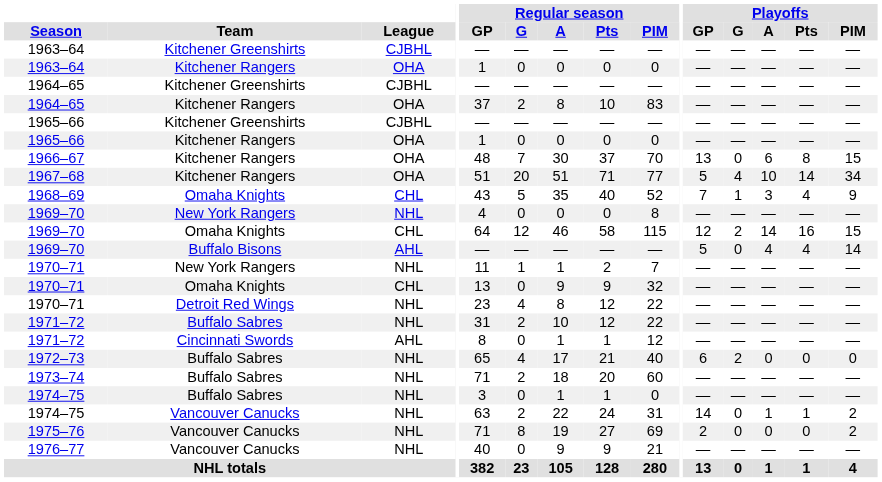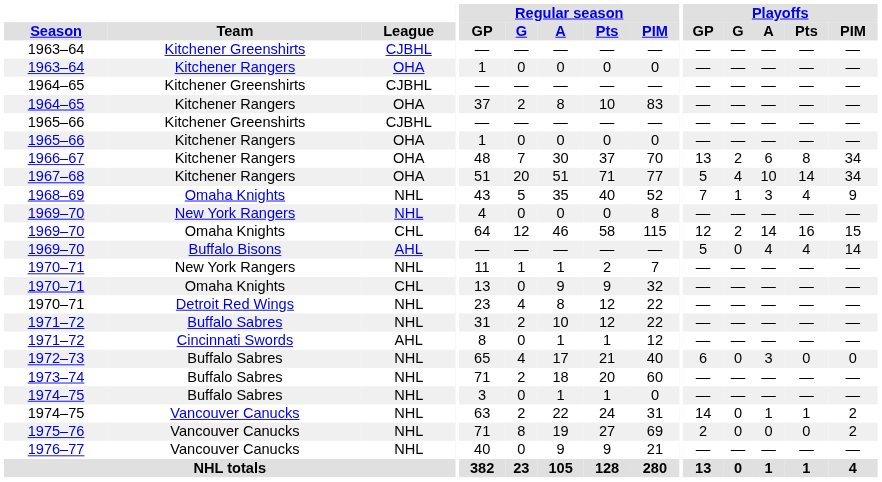(738, 158) 0 -> (738, 158) 2
(853, 158) 15 -> (853, 158) 34
(409, 195) CHL -> (409, 195) NHL
(738, 358) 2 -> (738, 358) 0
(769, 358) 0 -> (769, 358) 3
